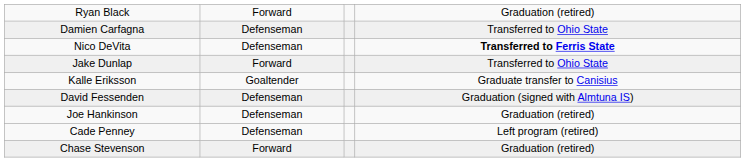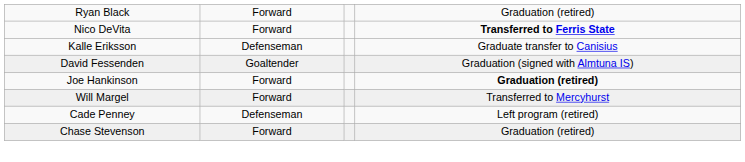- row: (102, 30)
(272, 47) Defenseman -> (272, 30) Forward
- row: (102, 64)
(272, 81) Goaltender -> (272, 47) Defenseman
(272, 98) Defenseman -> (272, 64) Goaltender
(272, 115) Defenseman -> (272, 81) Forward
(548, 115) normal -> (548, 81) bold
+ row: (102, 98)
